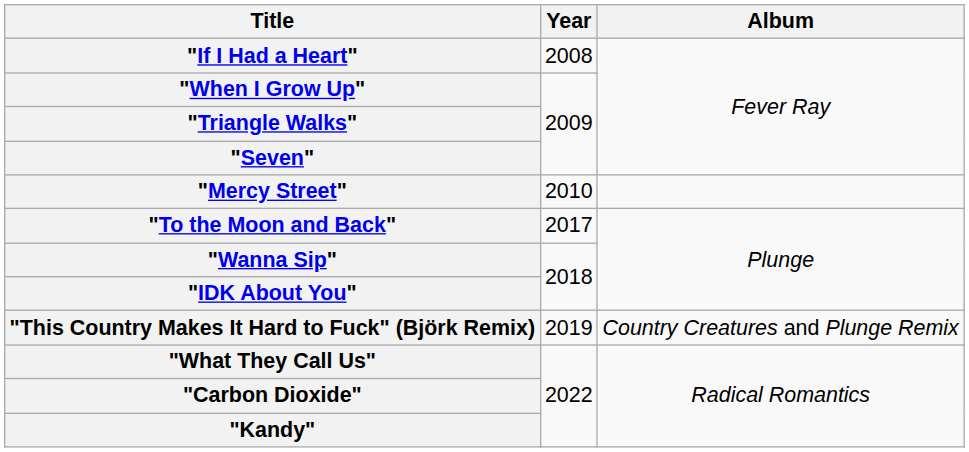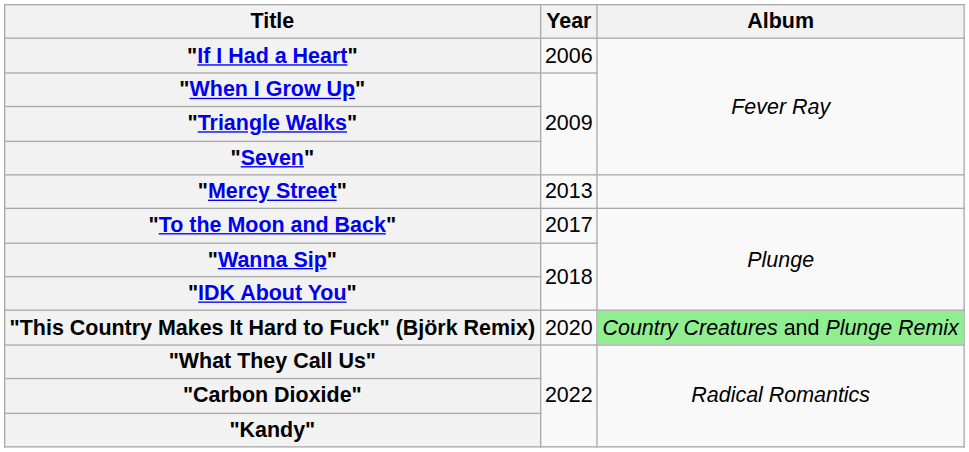(569, 55) 2008 -> (569, 55) 2006
(569, 191) 2010 -> (569, 191) 2013
(569, 327) 2019 -> (569, 327) 2020
(781, 327) no background -> (781, 327) lightgreen background
